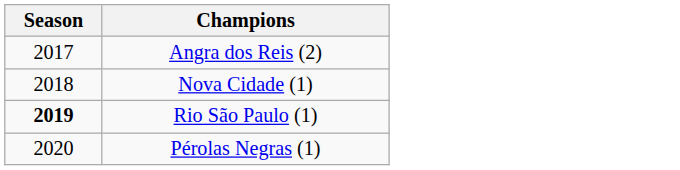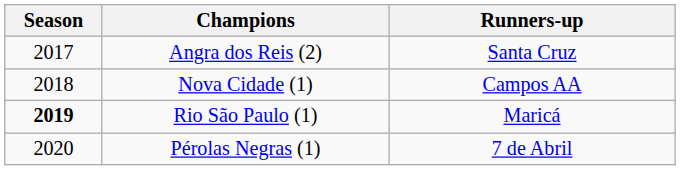+ column: (532, 20)
